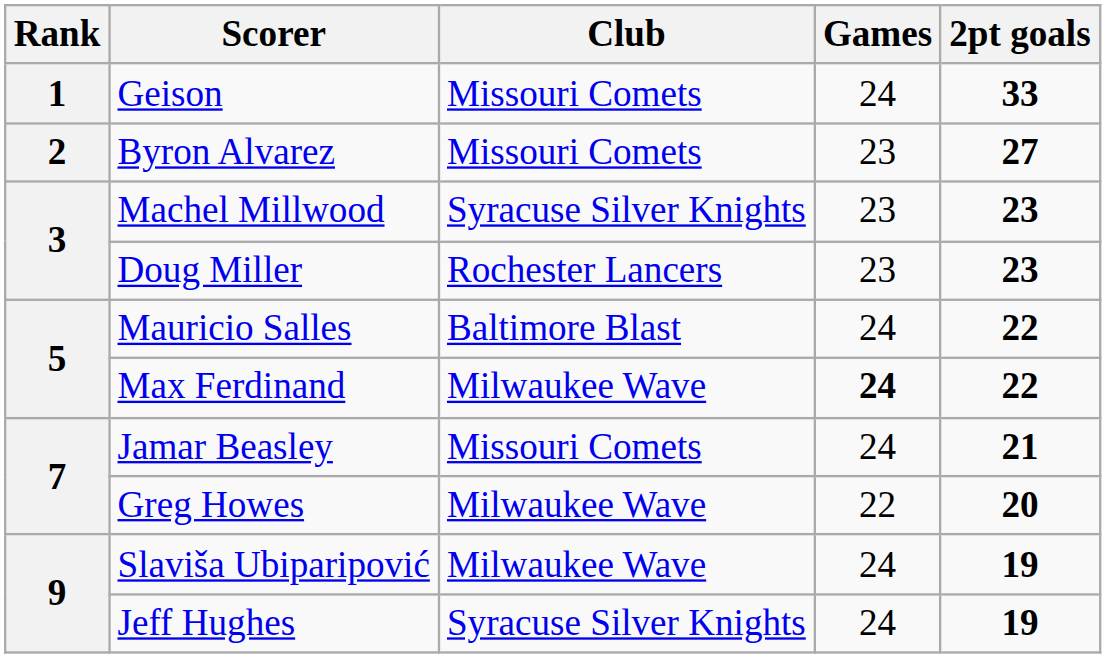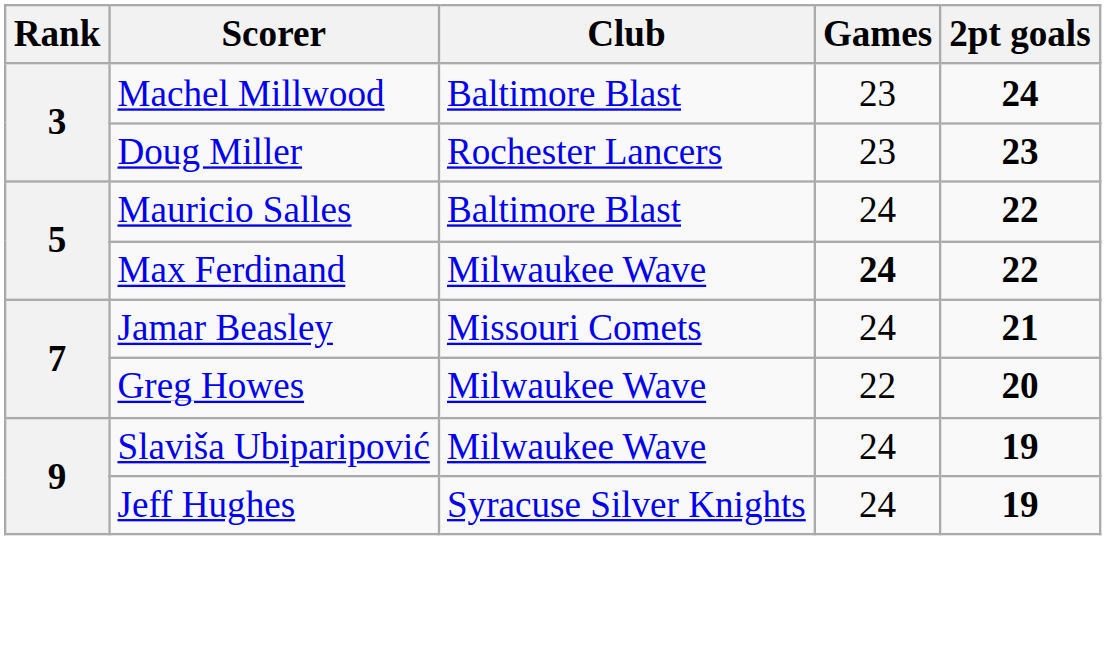- row: (170, 92)
- row: (226, 151)
(626, 210) Syracuse Silver Knights -> (564, 92) Baltimore Blast
(1020, 210) 23 -> (1020, 92) 24
